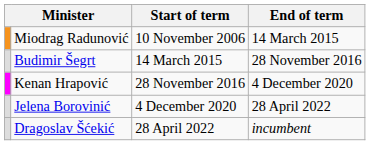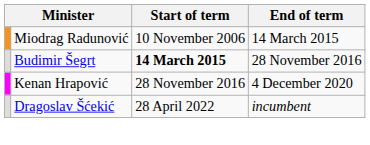(179, 60) normal -> (181, 60) bold
- row: (62, 106)
